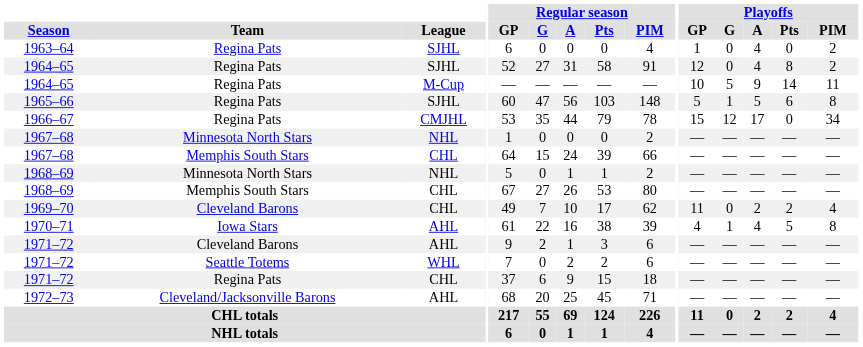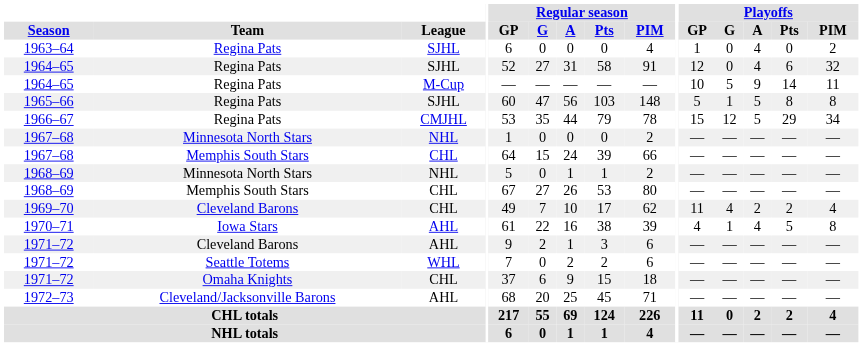(789, 66) 8 -> (789, 66) 6
(833, 66) 2 -> (833, 66) 32
(789, 101) 6 -> (789, 101) 8
(757, 119) 17 -> (757, 119) 5
(789, 119) 0 -> (789, 119) 29
(730, 208) 0 -> (730, 208) 4
(247, 279) Regina Pats -> (247, 279) Omaha Knights
